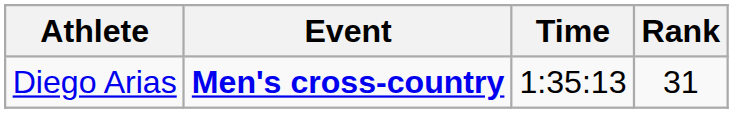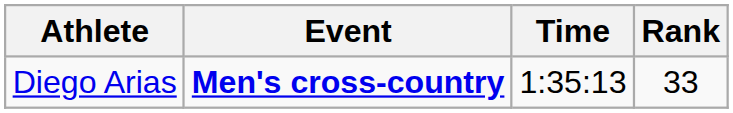(681, 82) 31 -> (681, 82) 33
